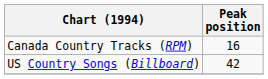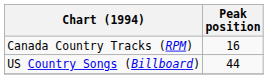(233, 64) 42 -> (233, 64) 44
